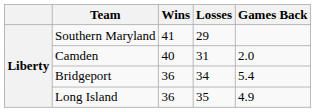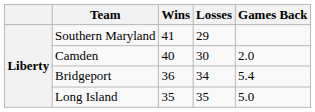(203, 55) 31 -> (203, 55) 30
(168, 96) 36 -> (168, 96) 35
(246, 96) 4.9 -> (246, 96) 5.0
